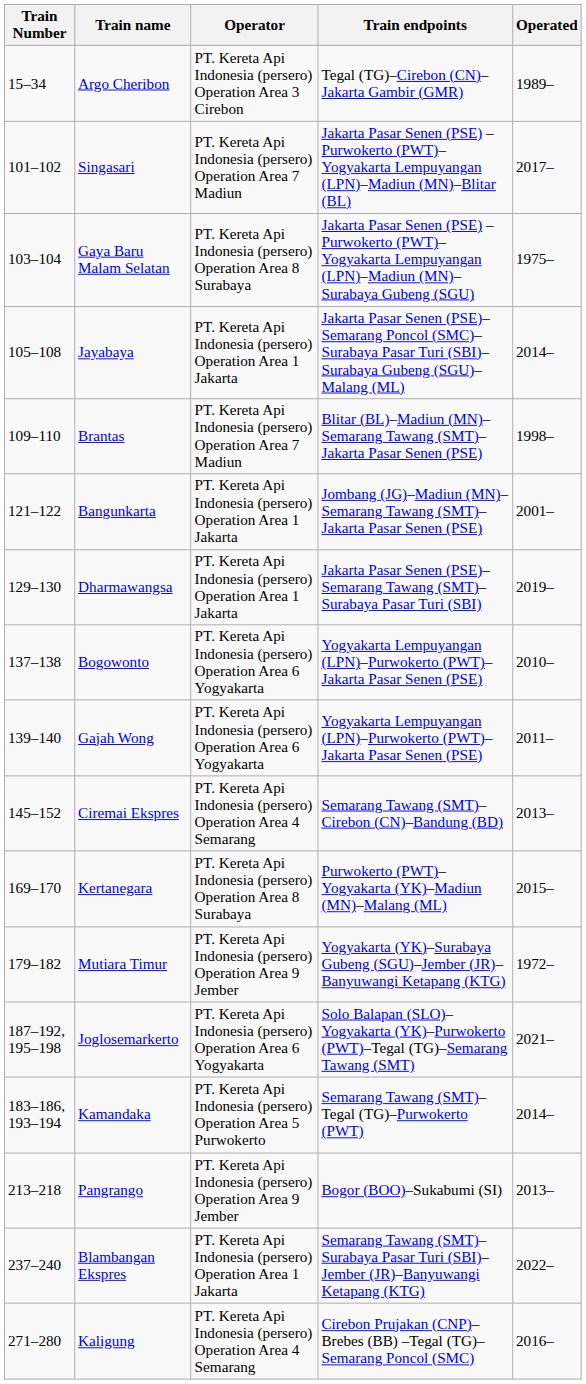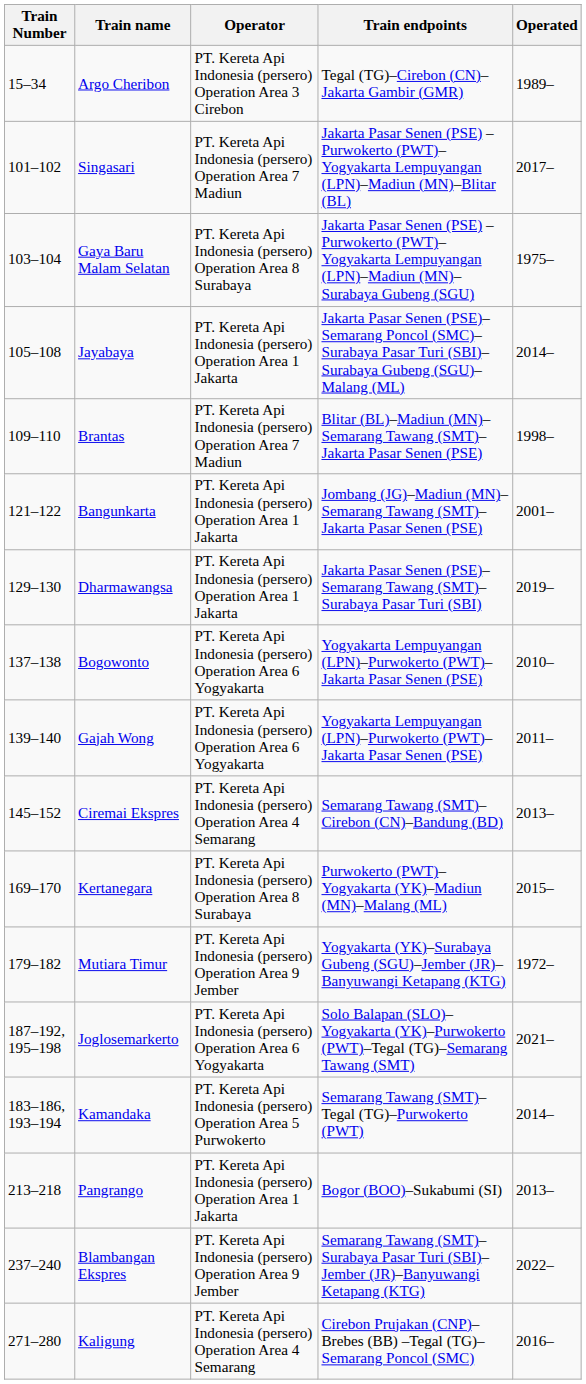(254, 1190) PT. Kereta Api Indonesia (persero) Operation Area 9 Jember -> (254, 1190) PT. Kereta Api Indonesia (persero) Operation Area 1 Jakarta
(254, 1265) PT. Kereta Api Indonesia (persero) Operation Area 1 Jakarta -> (254, 1265) PT. Kereta Api Indonesia (persero) Operation Area 9 Jember
